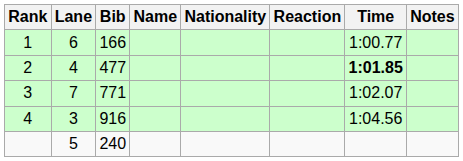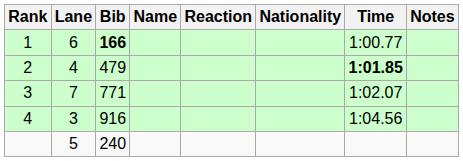columns swapped: (225, 17) <-> (307, 17)
(113, 42) normal -> (113, 42) bold
(113, 67) 477 -> (113, 67) 479
